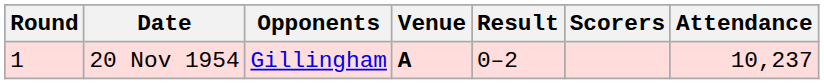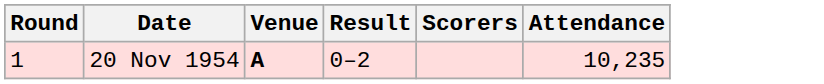- column: (319, 23)
(772, 60) 10,237 -> (624, 60) 10,235
